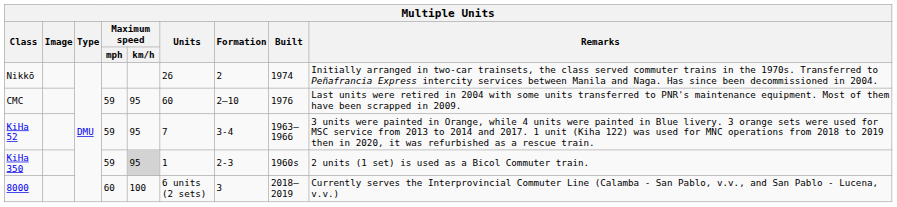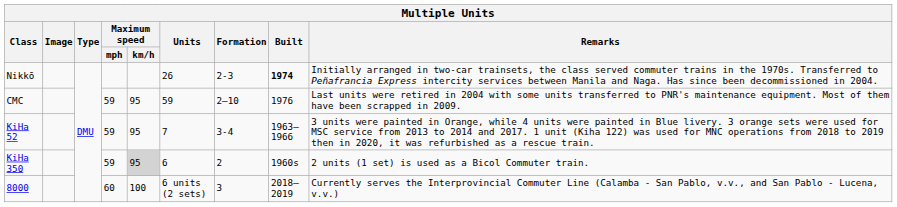(219, 75) 2 -> (225, 75) 2-3
(282, 75) normal -> (282, 75) bold
(167, 101) 60 -> (167, 101) 59
(165, 163) 1 -> (165, 163) 6
(225, 163) 2-3 -> (219, 163) 2
